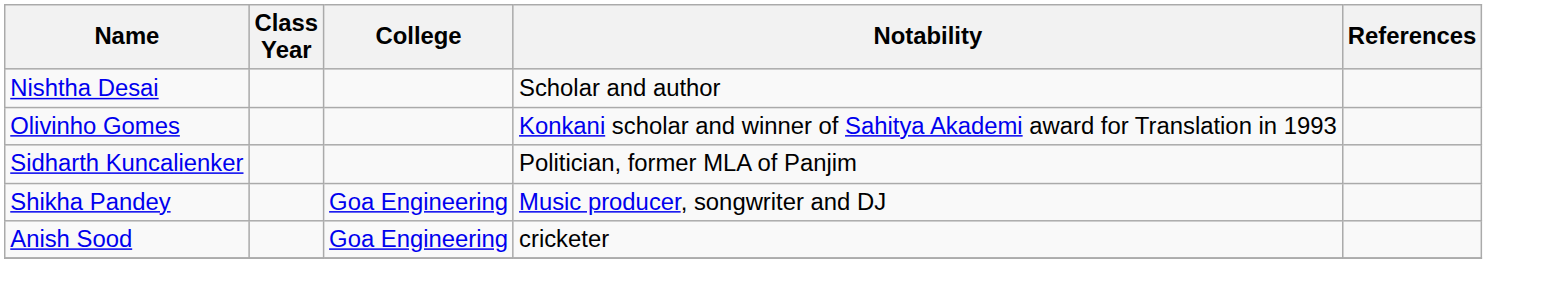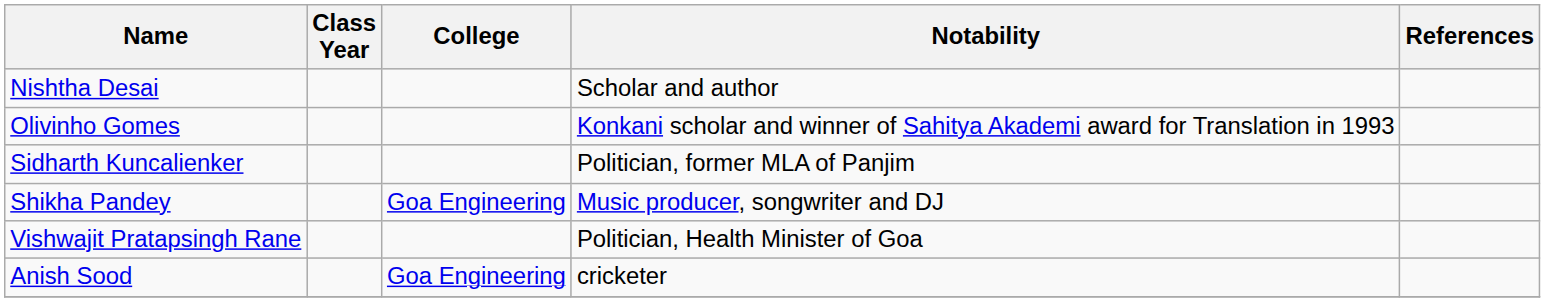+ row: (156, 239)
